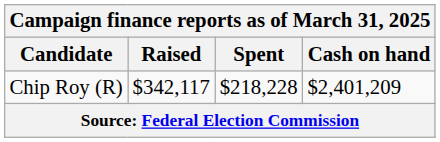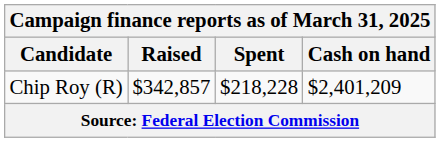(171, 86) $342,117 -> (171, 86) $342,857
